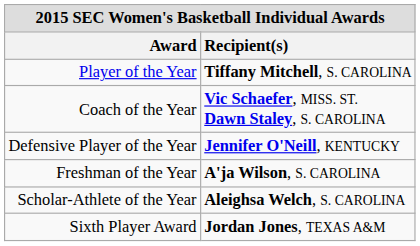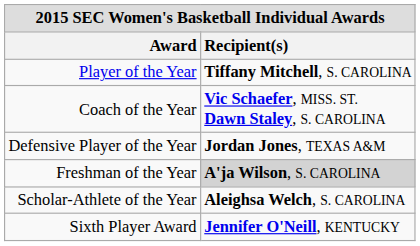(302, 146) Jennifer O'Neill, KENTUCKY -> (295, 146) Jordan Jones, TEXAS A&M
(292, 173) no background -> (292, 173) lightgrey background
(295, 227) Jordan Jones, TEXAS A&M -> (302, 227) Jennifer O'Neill, KENTUCKY
